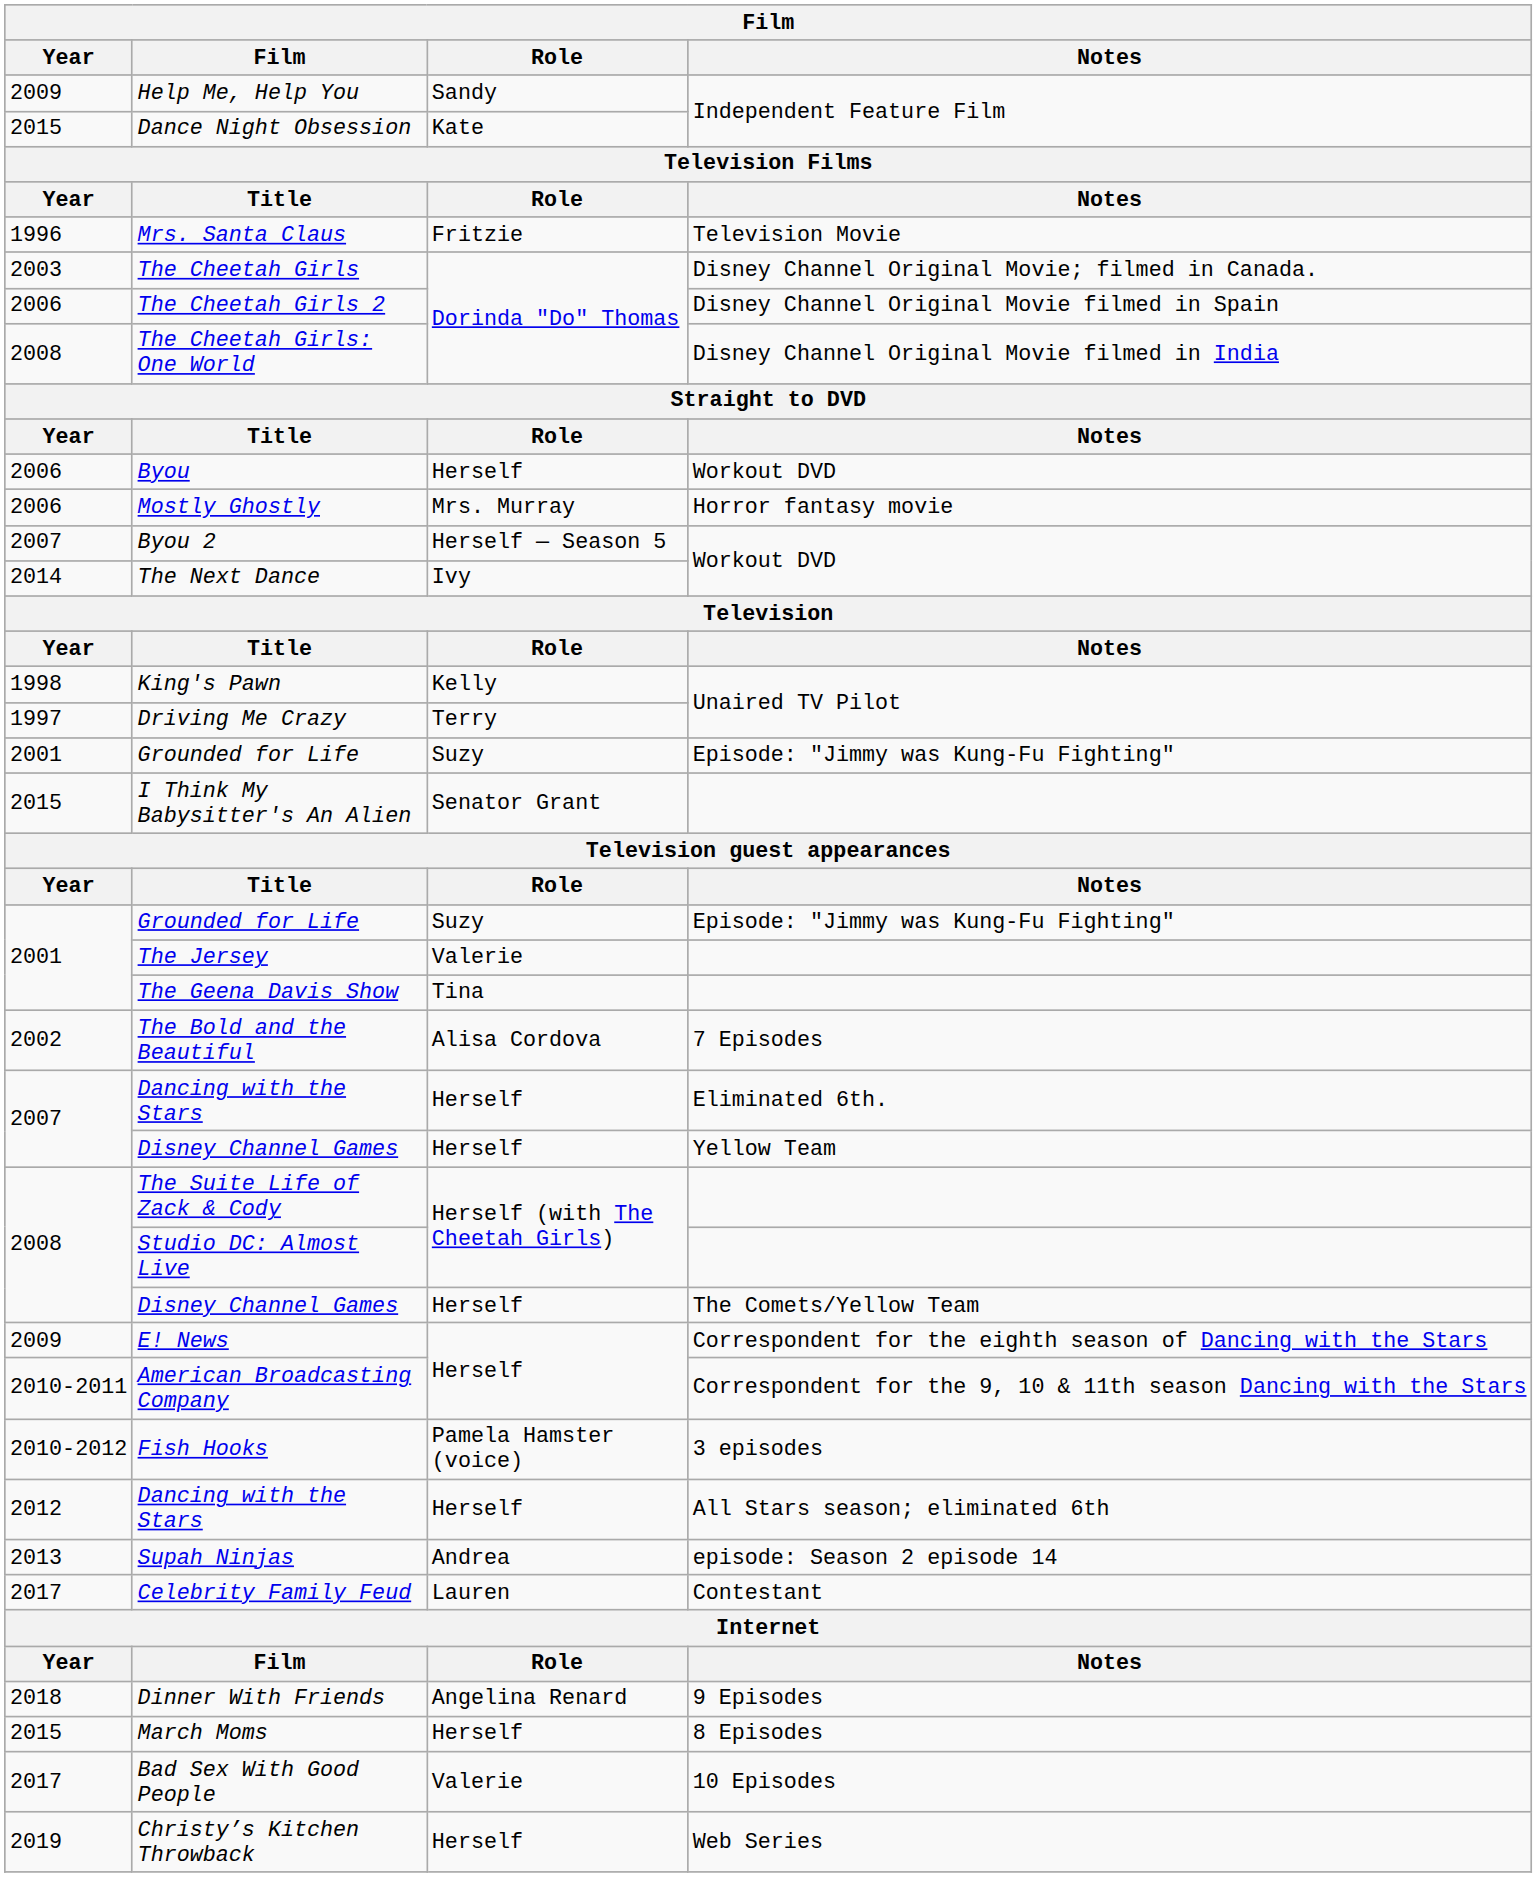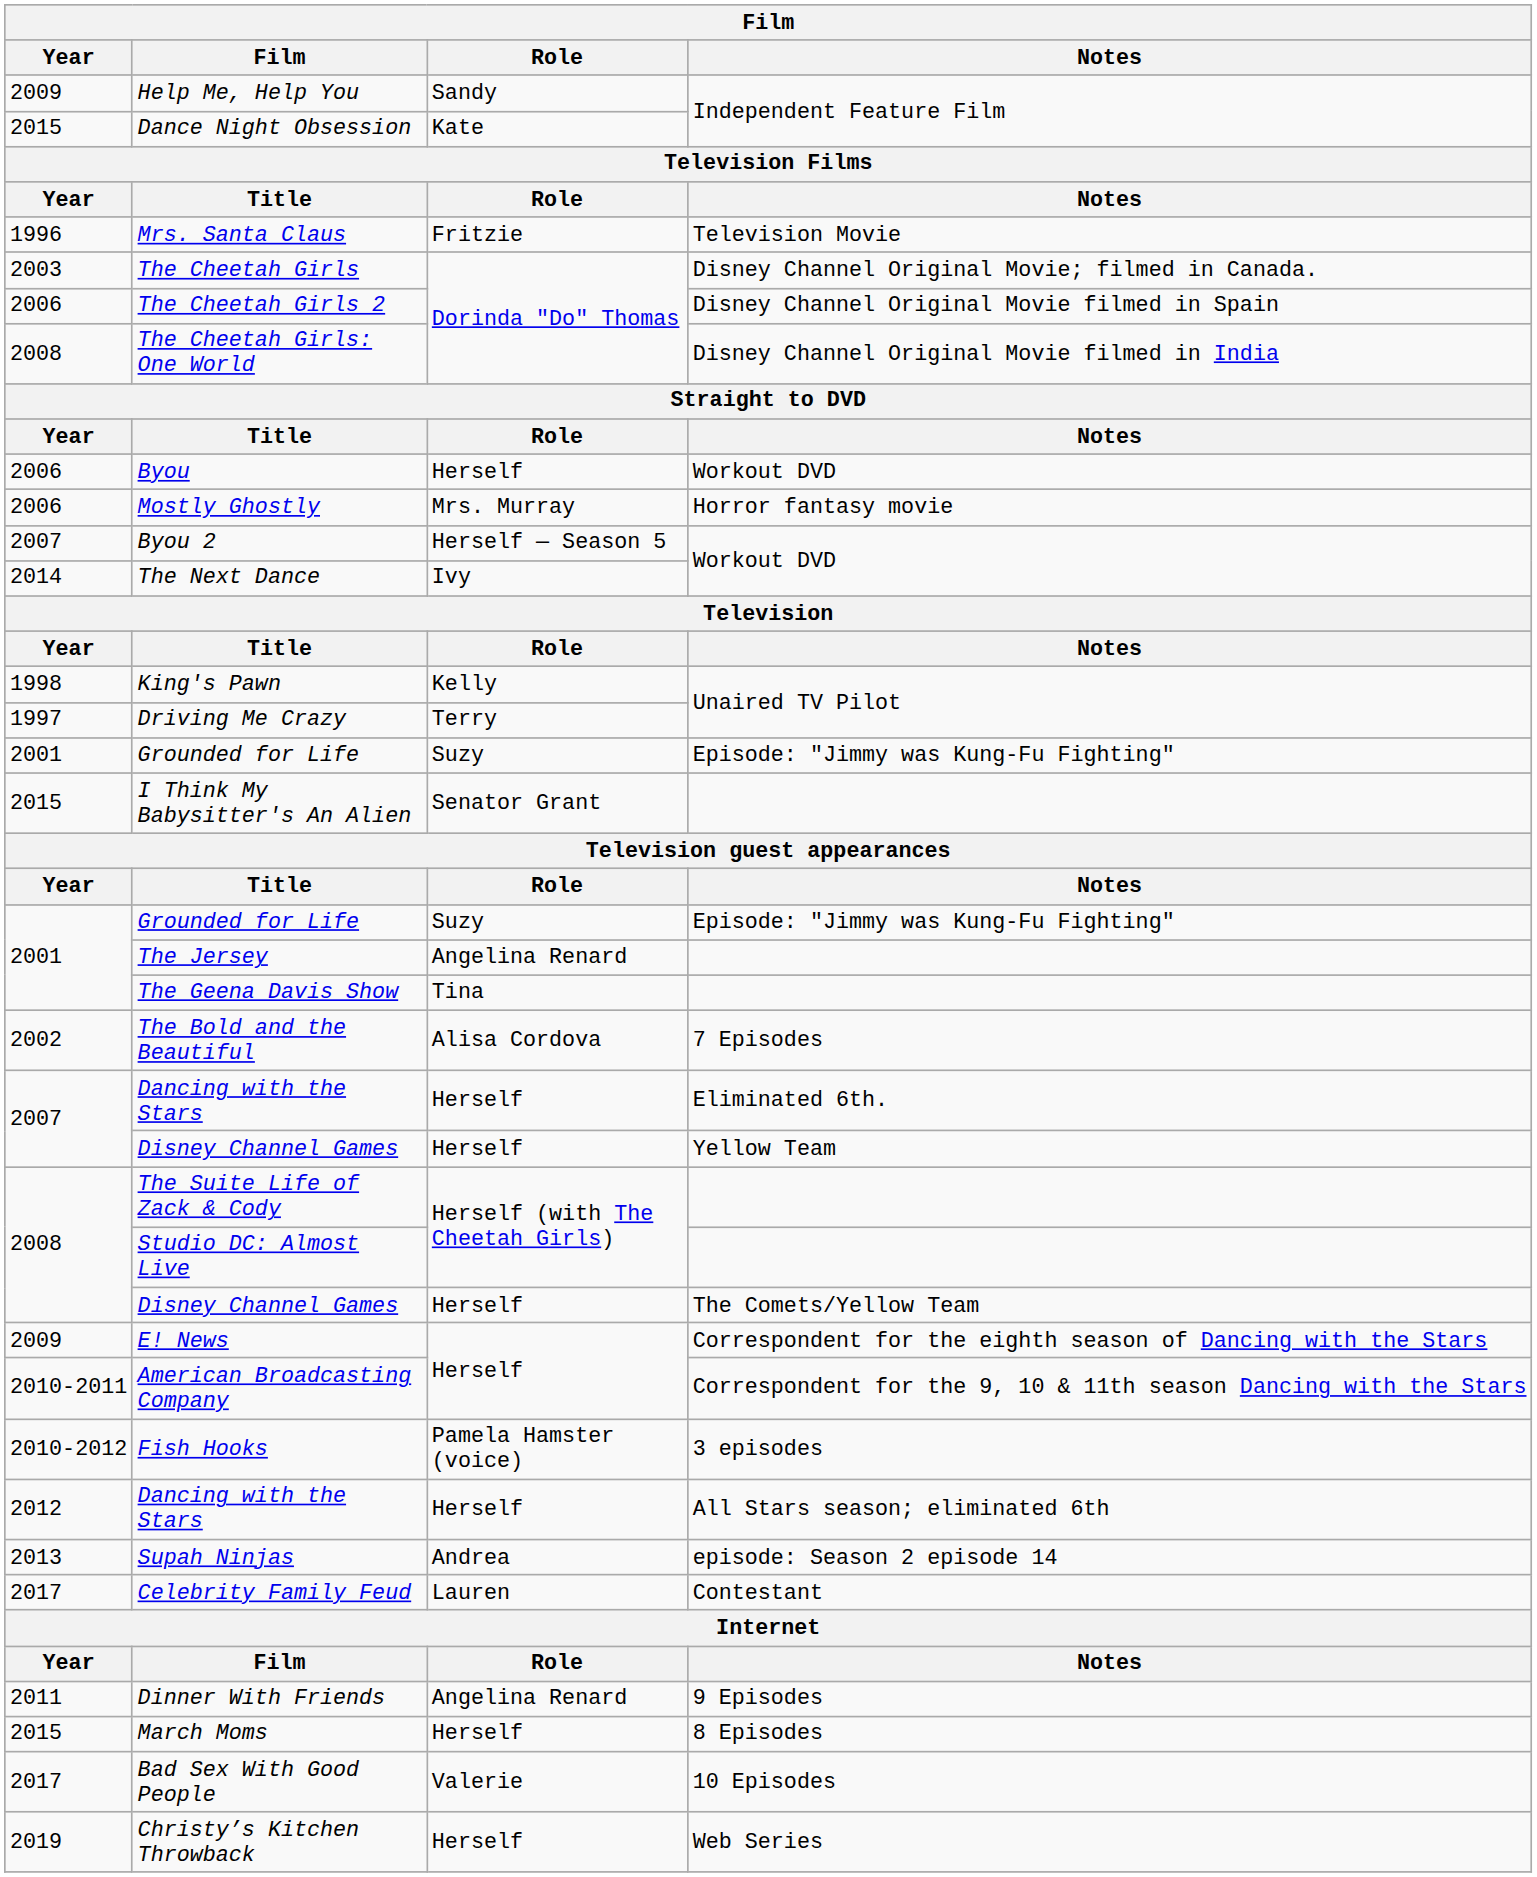(477, 957) Valerie -> (530, 957) Angelina Renard
(36, 1699) 2018 -> (36, 1699) 2011
